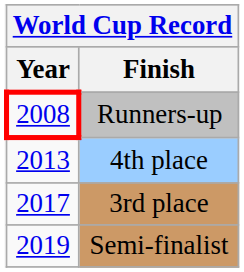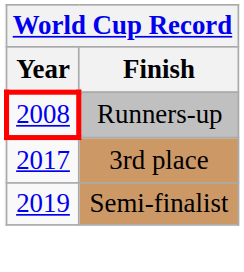- row: (159, 159)
